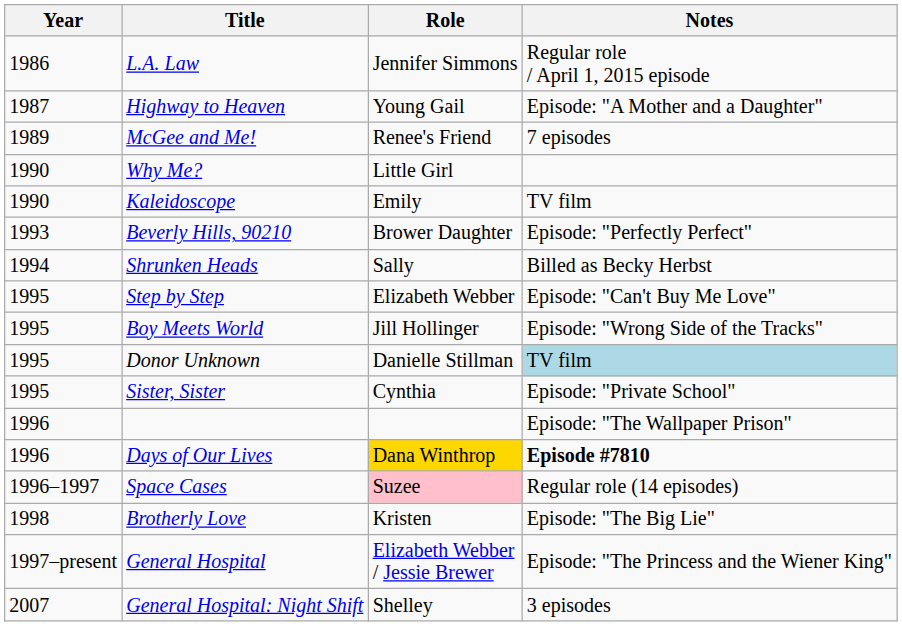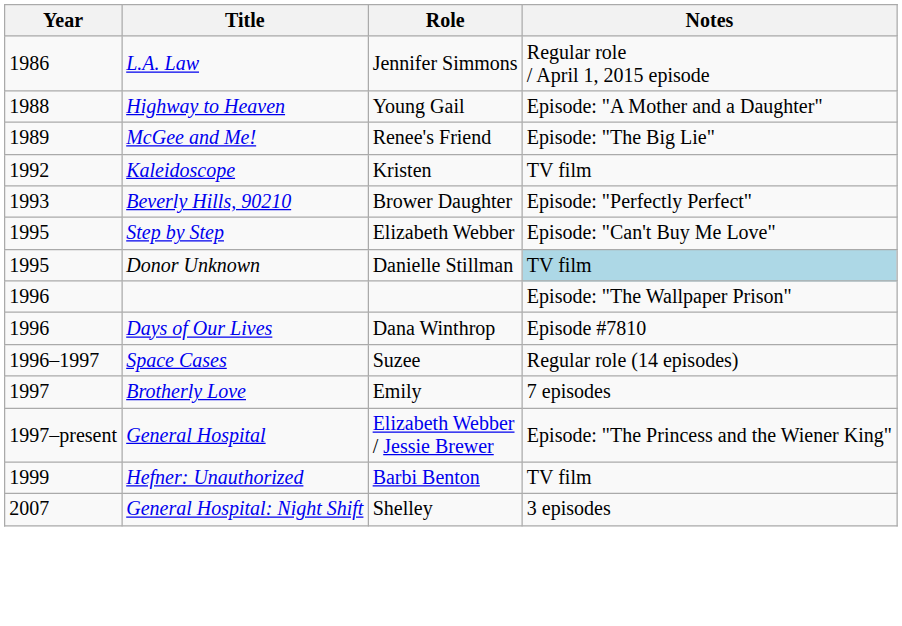(29, 106) 1987 -> (29, 106) 1988
(569, 138) 7 episodes -> (621, 138) Episode: "The Big Lie"
- row: (164, 169)
(29, 201) 1990 -> (29, 169) 1992
(397, 201) Emily -> (402, 169) Kristen
- row: (192, 264)
- row: (195, 328)
- row: (176, 391)
(434, 455) gold background -> (434, 328) no background
(588, 455) bold -> (587, 328) normal
(397, 486) pink background -> (397, 360) no background
(29, 518) 1998 -> (29, 391) 1997
(402, 518) Kristen -> (397, 391) Emily
(621, 518) Episode: "The Big Lie" -> (569, 391) 7 episodes
+ row: (215, 477)
